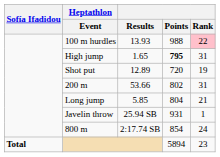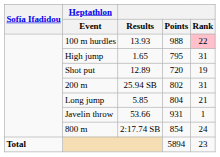(176, 56) bold -> (176, 56) normal
(140, 85) 53.66 -> (140, 85) 25.94 SB
(140, 115) 25.94 SB -> (140, 115) 53.66
